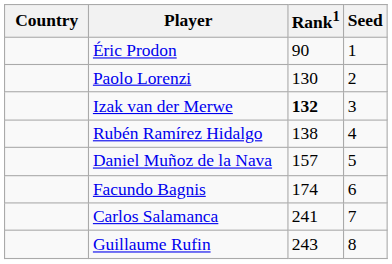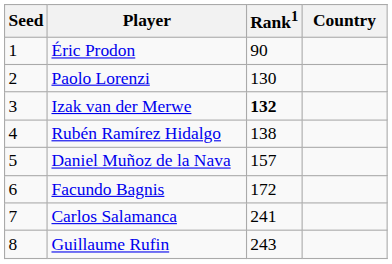columns swapped: (47, 20) <-> (365, 20)
(305, 188) 174 -> (263, 188) 172
